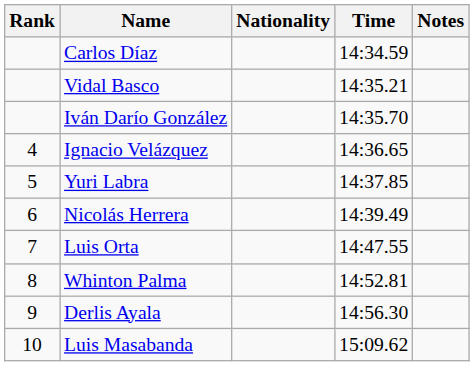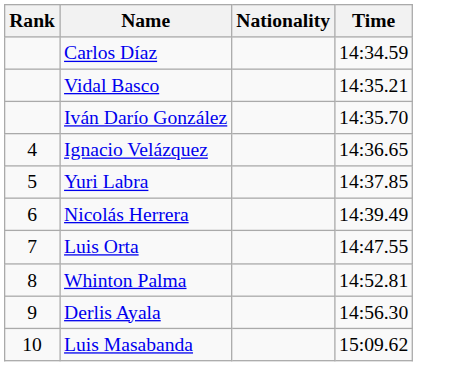- column: (441, 20)
